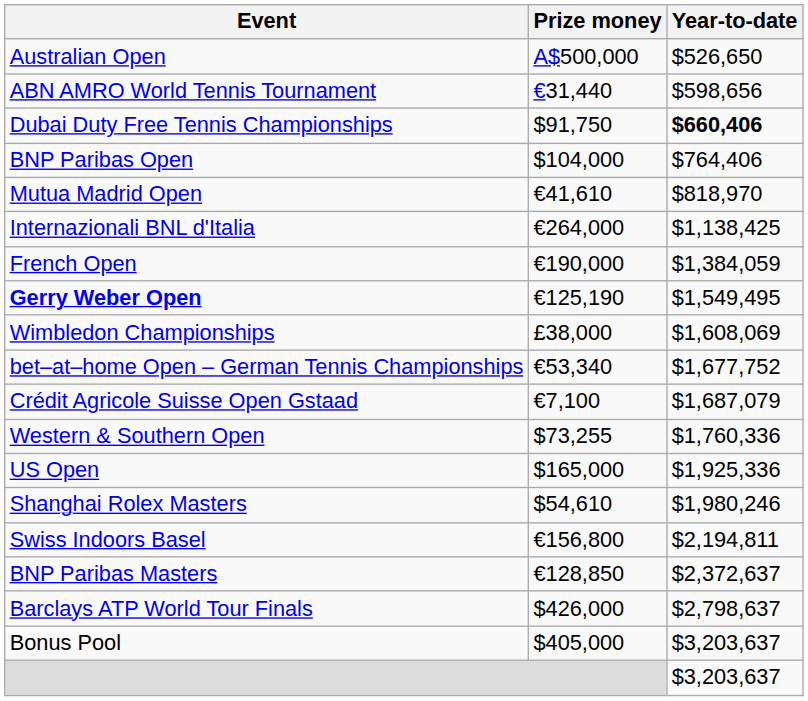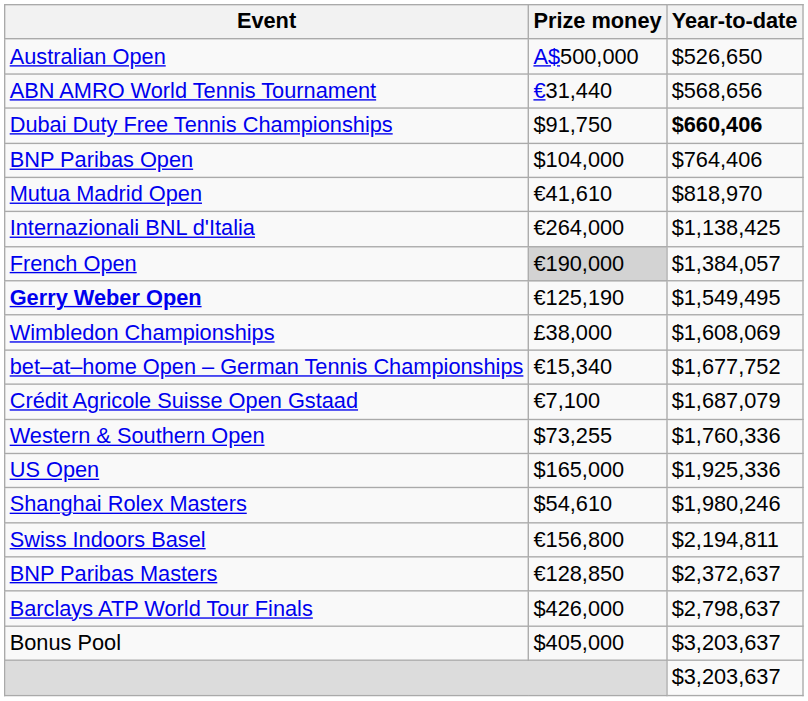(717, 90) $598,656 -> (717, 90) $568,656
(579, 263) no background -> (579, 263) lightgrey background
(726, 263) $1,384,059 -> (726, 263) $1,384,057
(573, 366) €53,340 -> (573, 366) €15,340
